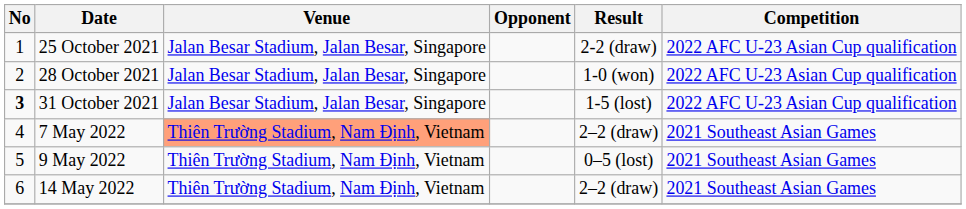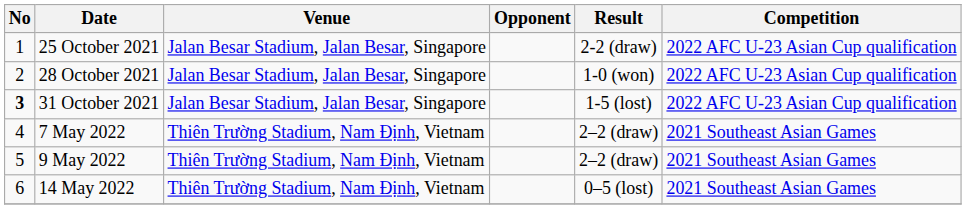(326, 132) lightsalmon background -> (326, 132) no background
(619, 160) 0–5 (lost) -> (619, 160) 2–2 (draw)
(619, 189) 2–2 (draw) -> (619, 189) 0–5 (lost)
